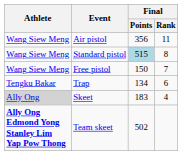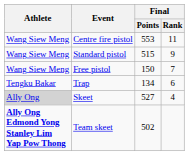- row: (90, 40)
+ row: (103, 40)
(141, 54) lightblue background -> (148, 54) no background
(166, 54) 8 -> (173, 54) 9
(141, 98) 183 -> (148, 98) 527
